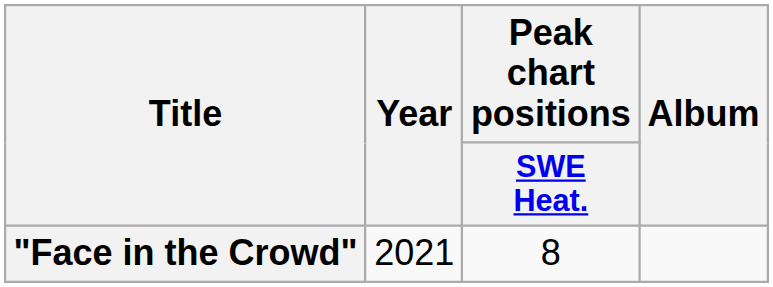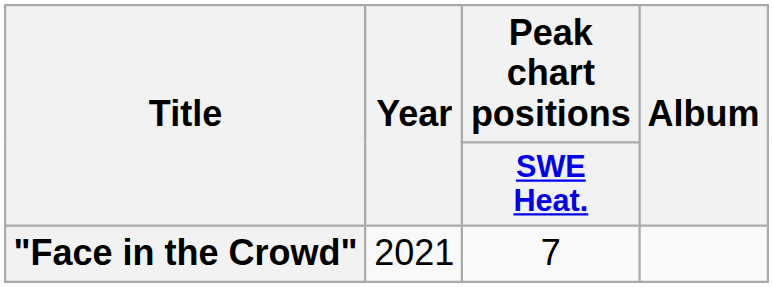(551, 253) 8 -> (551, 253) 7
